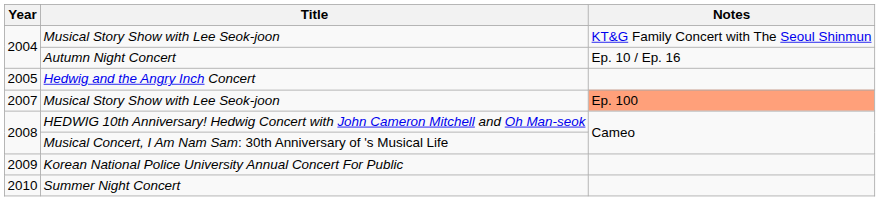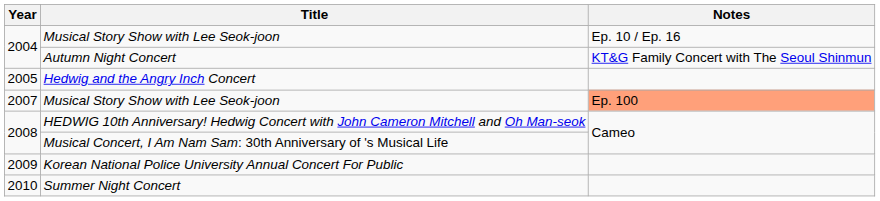(732, 36) KT&G Family Concert with The Seoul Shinmun -> (636, 36) Ep. 10 / Ep. 16
(636, 57) Ep. 10 / Ep. 16 -> (732, 57) KT&G Family Concert with The Seoul Shinmun
